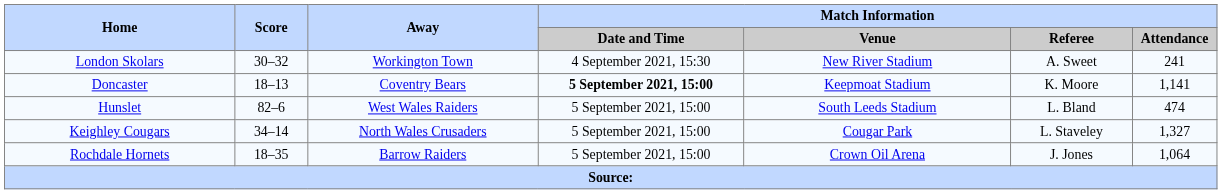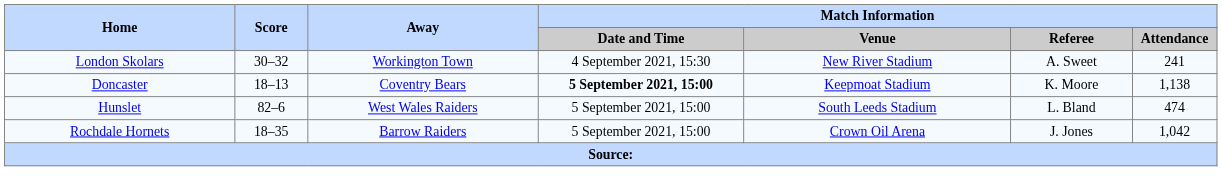(1175, 85) 1,141 -> (1175, 85) 1,138
- row: (120, 131)
(1175, 154) 1,064 -> (1175, 131) 1,042
